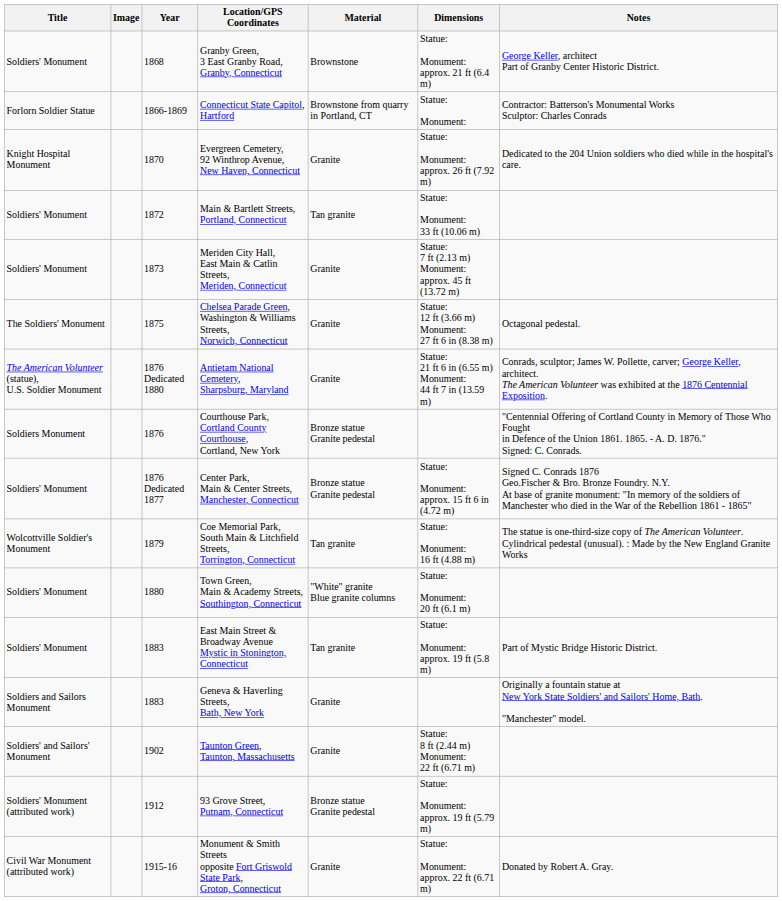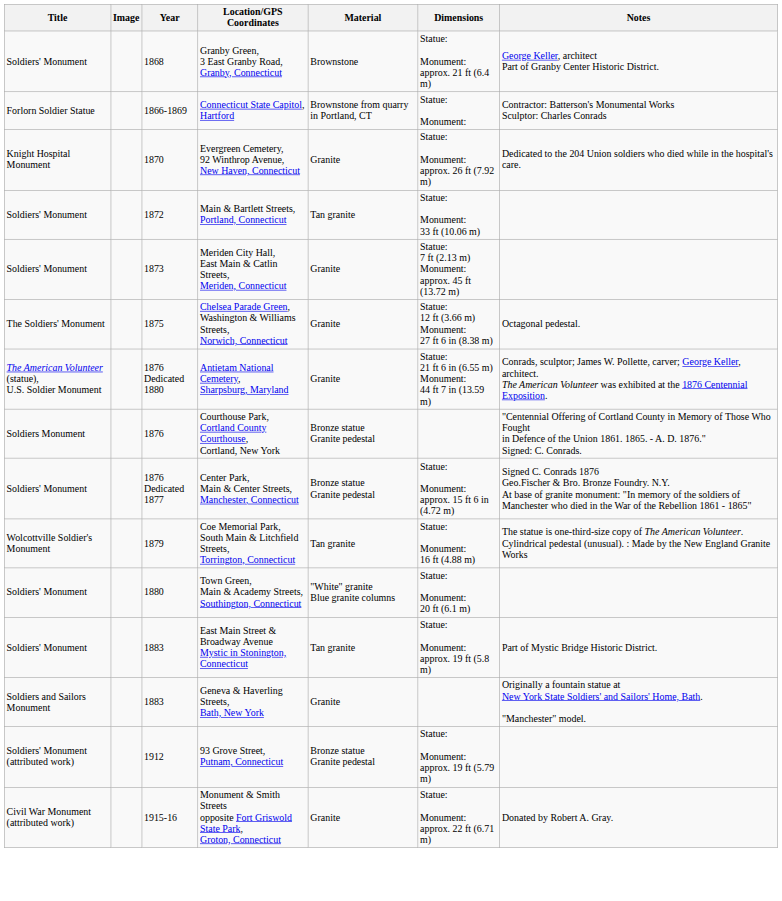- row: (247, 751)
